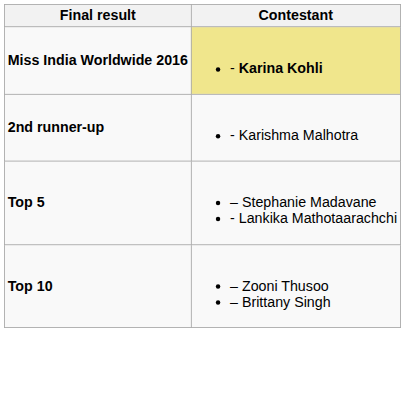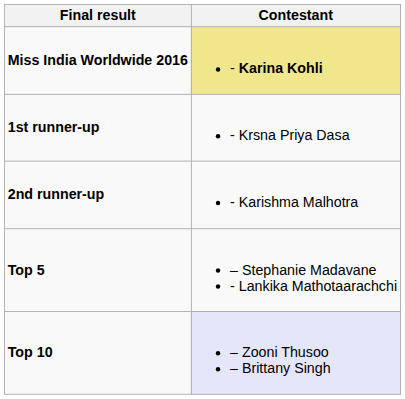+ row: (54, 127)
(296, 294) no background -> (296, 361) lavender background
